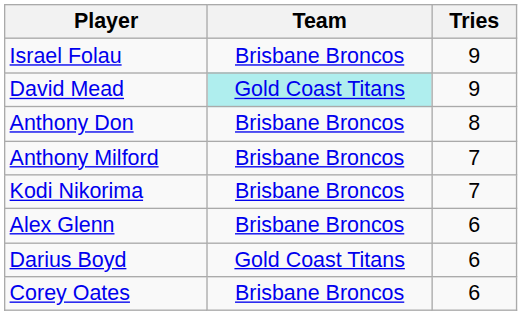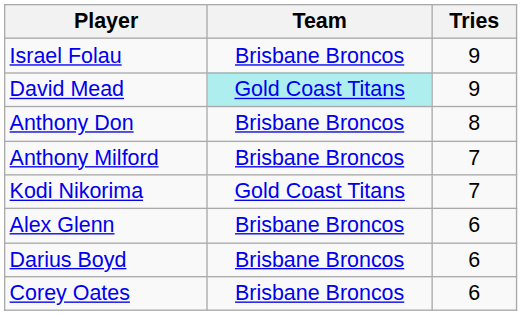(320, 191) Brisbane Broncos -> (320, 191) Gold Coast Titans
(320, 259) Gold Coast Titans -> (320, 259) Brisbane Broncos
